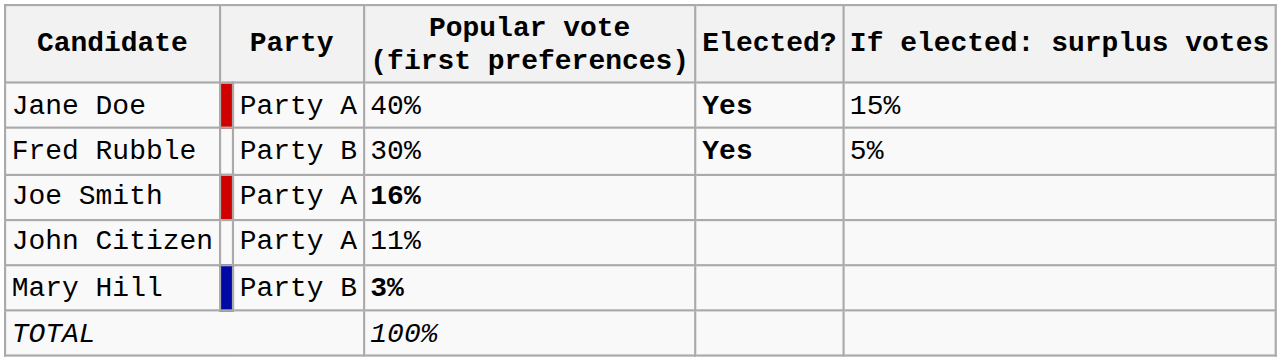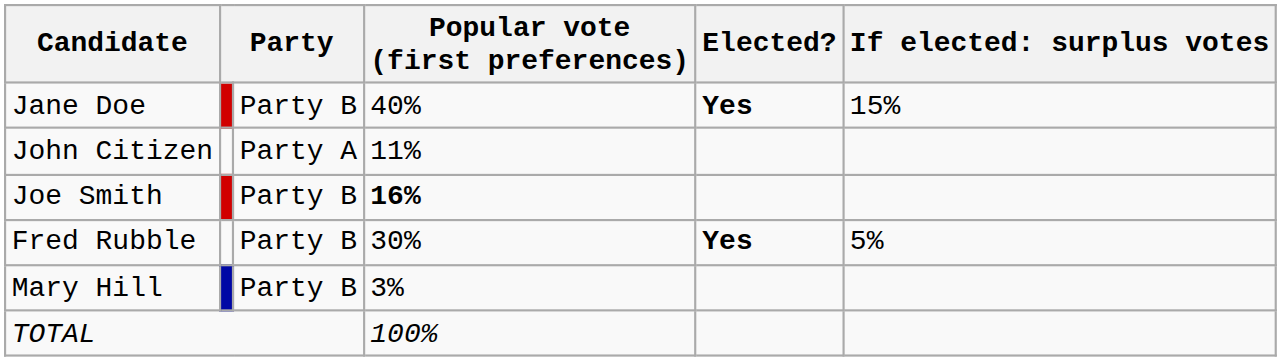(298, 106) Party A -> (298, 106) Party B
rows swapped: (104, 151) <-> (112, 242)
(298, 197) Party A -> (298, 197) Party B
(387, 288) bold -> (387, 288) normal
